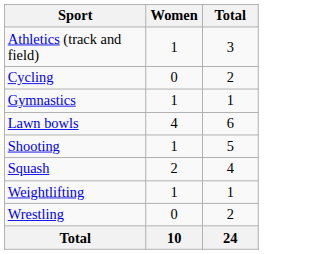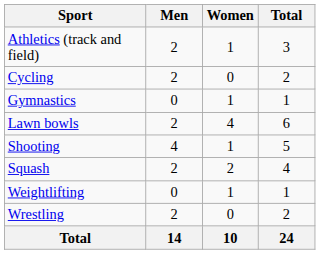+ column: (174, 15)
